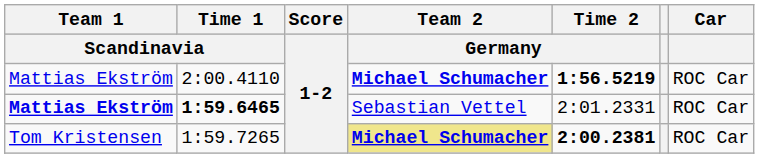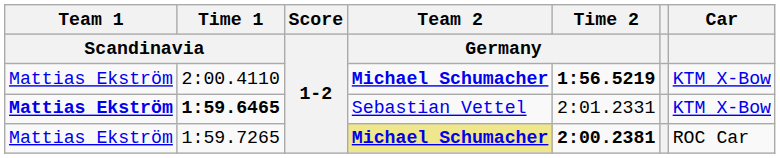(711, 79) ROC Car -> (722, 79) KTM X-Bow
(711, 109) ROC Car -> (722, 109) KTM X-Bow
(85, 138) Tom Kristensen -> (91, 138) Mattias Ekström
